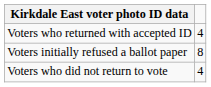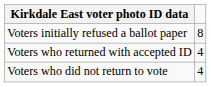rows swapped: (97, 52) <-> (99, 33)
